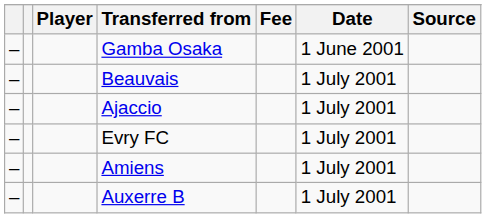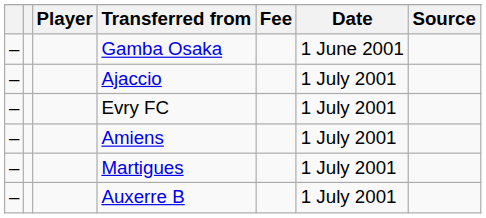- row: (140, 78)
+ row: (143, 167)
